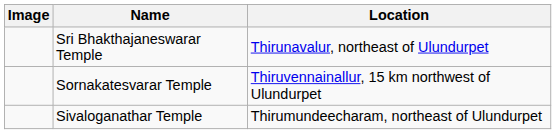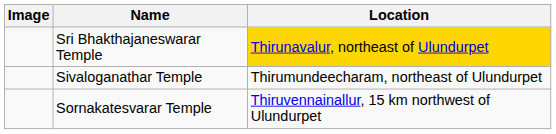(370, 46) no background -> (370, 46) gold background
rows swapped: (134, 85) <-> (129, 116)
